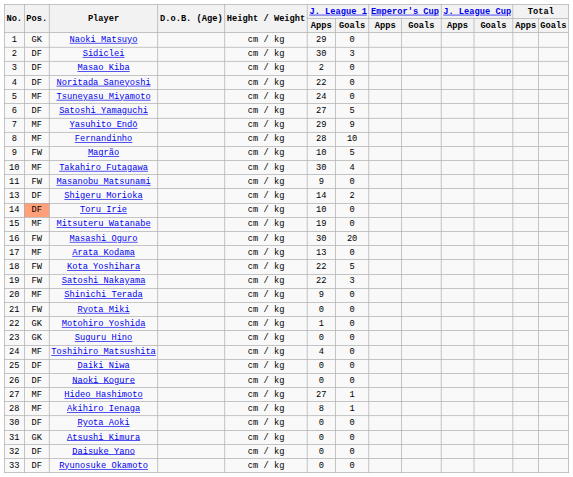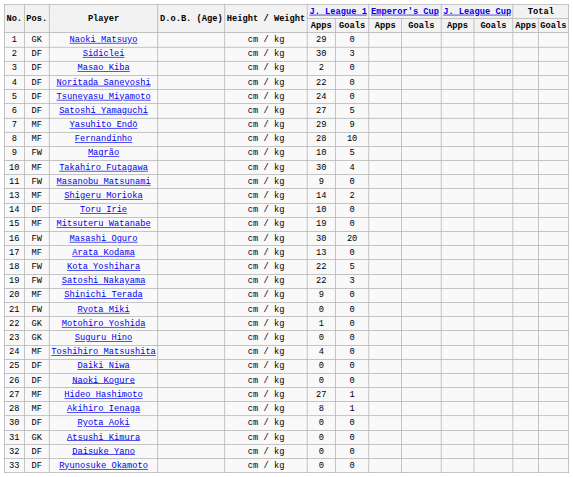(37, 97) MF -> (37, 97) DF
(37, 196) DF -> (37, 196) MF
(37, 210) lightsalmon background -> (37, 210) no background
